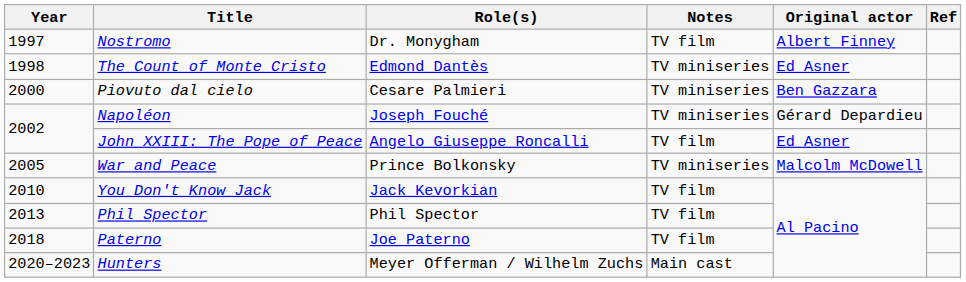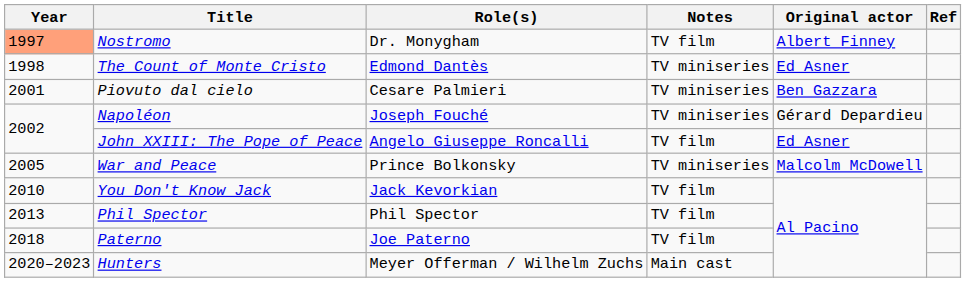(26, 42) no background -> (26, 42) lightsalmon background
(26, 91) 2000 -> (26, 91) 2001
